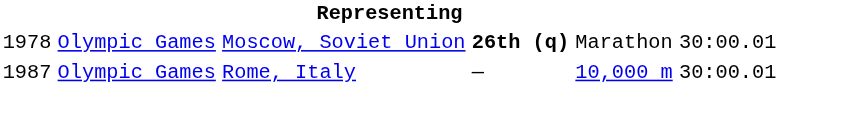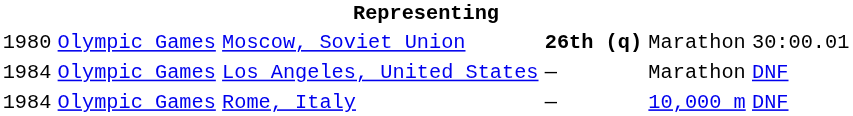(27, 43) 1978 -> (27, 43) 1980
+ row: (380, 73)
(27, 73) 1987 -> (27, 102) 1984
(728, 73) 30:00.01 -> (770, 102) DNF
